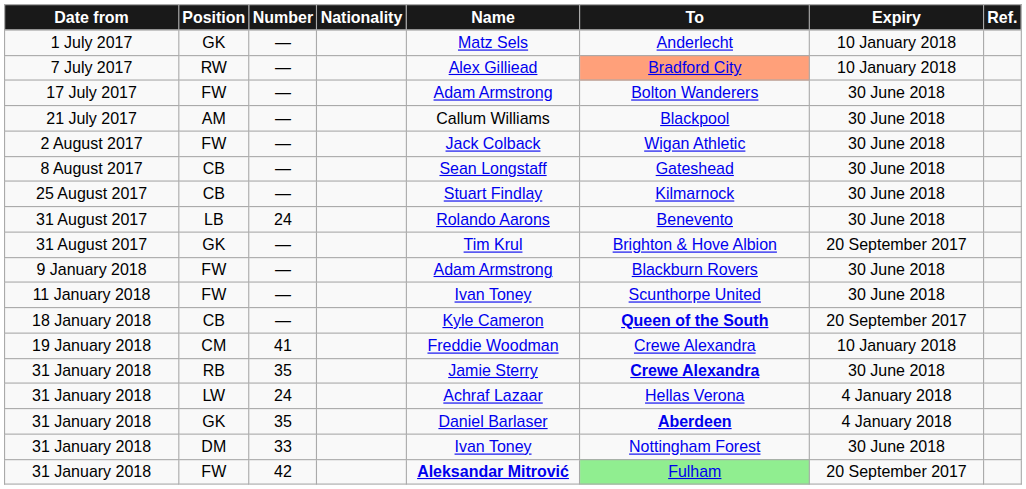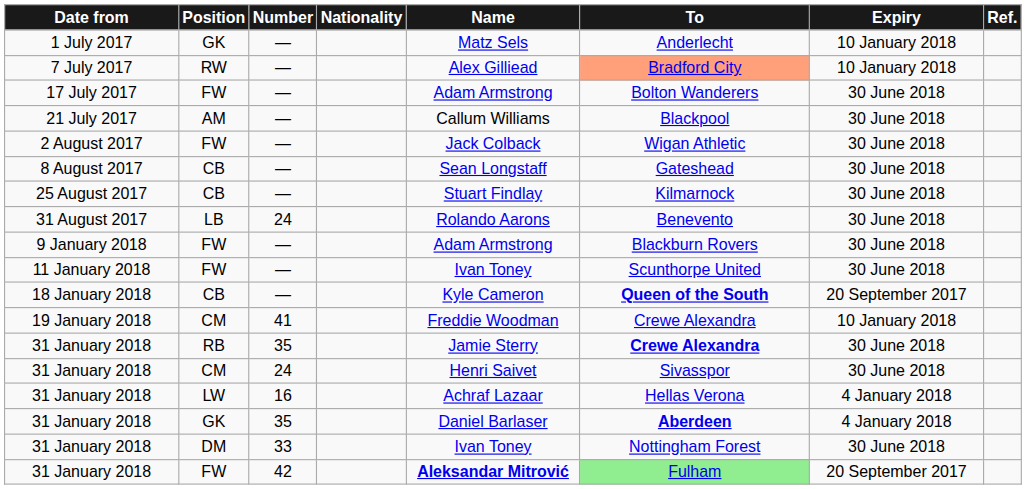- row: (92, 245)
+ row: (92, 371)
(283, 396) 24 -> (283, 396) 16
